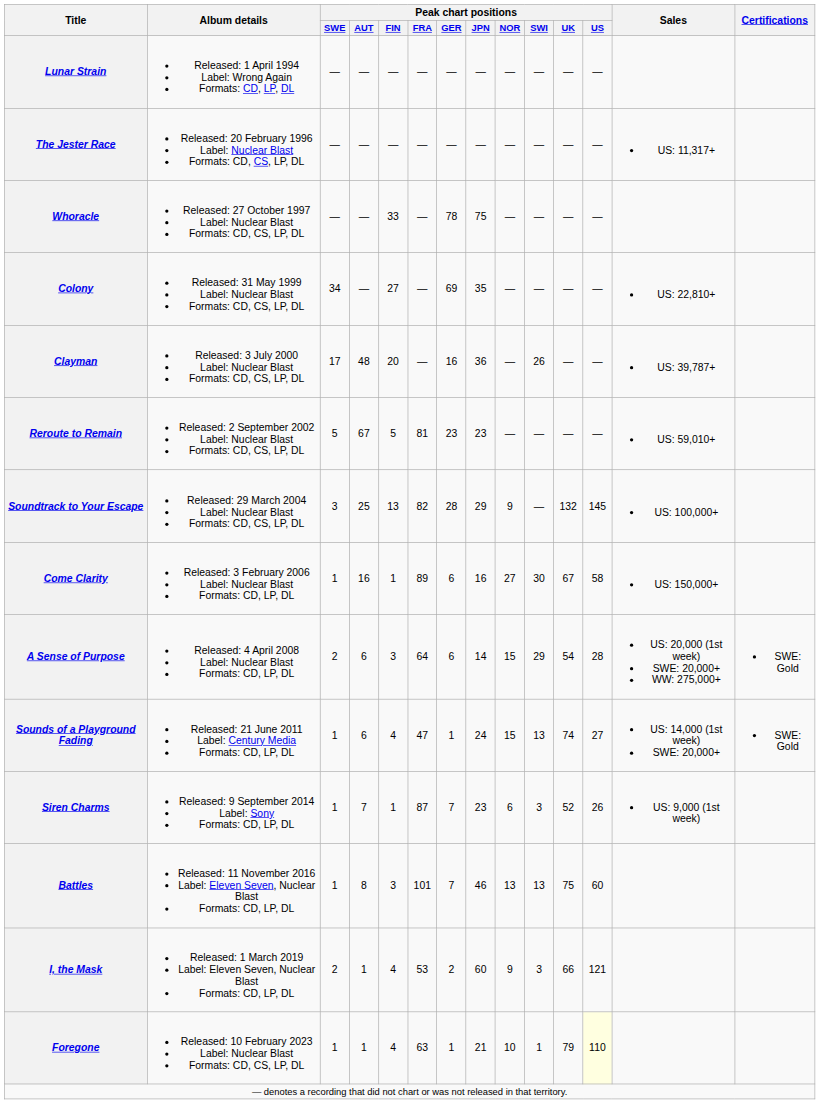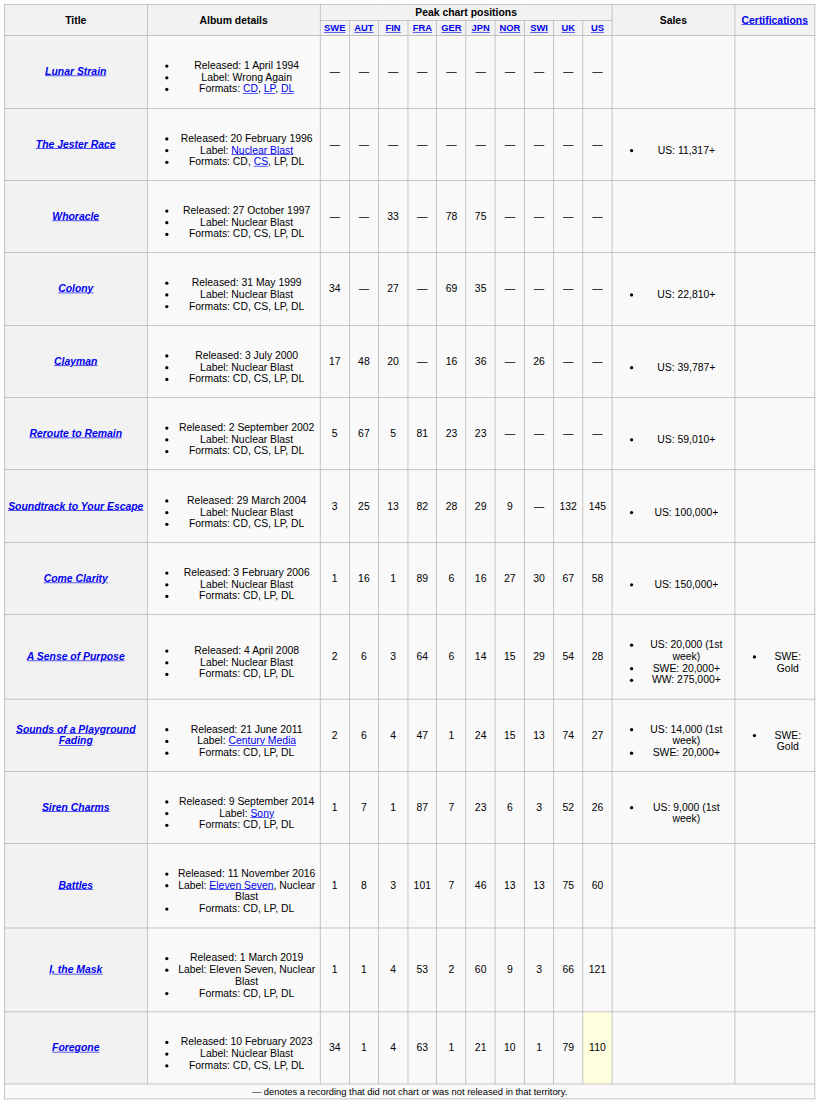(335, 735) 1 -> (335, 735) 2
(335, 969) 2 -> (335, 969) 1
(335, 1048) 1 -> (335, 1048) 34
